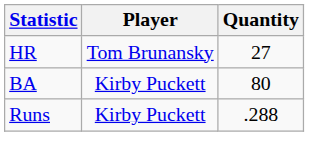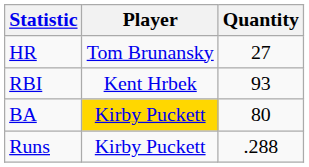+ row: (26, 83)
(150, 83) no background -> (150, 114) gold background
